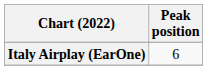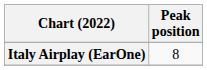(176, 53) 6 -> (176, 53) 8
